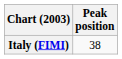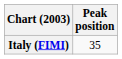(95, 44) 38 -> (95, 44) 35
